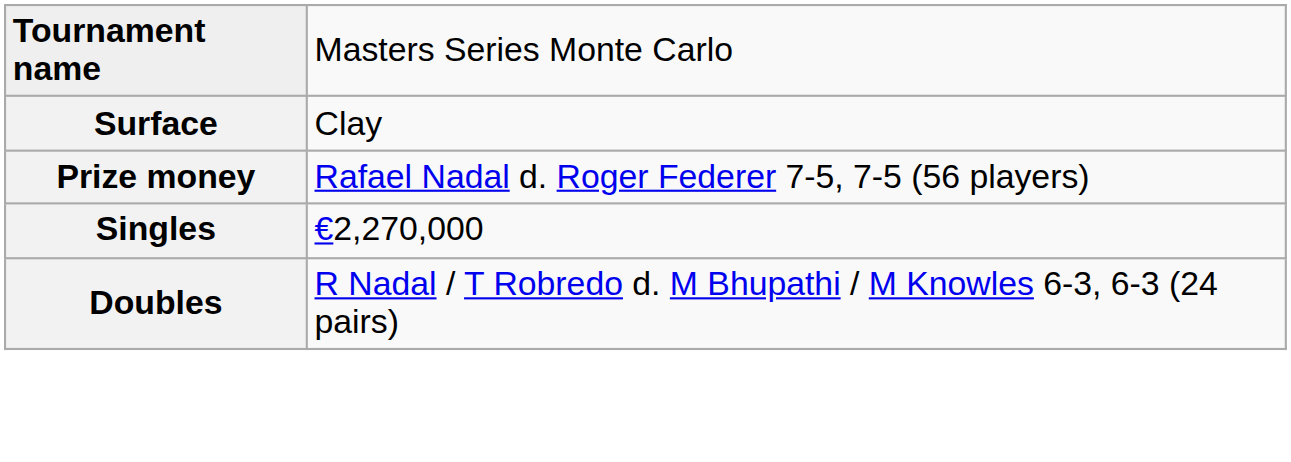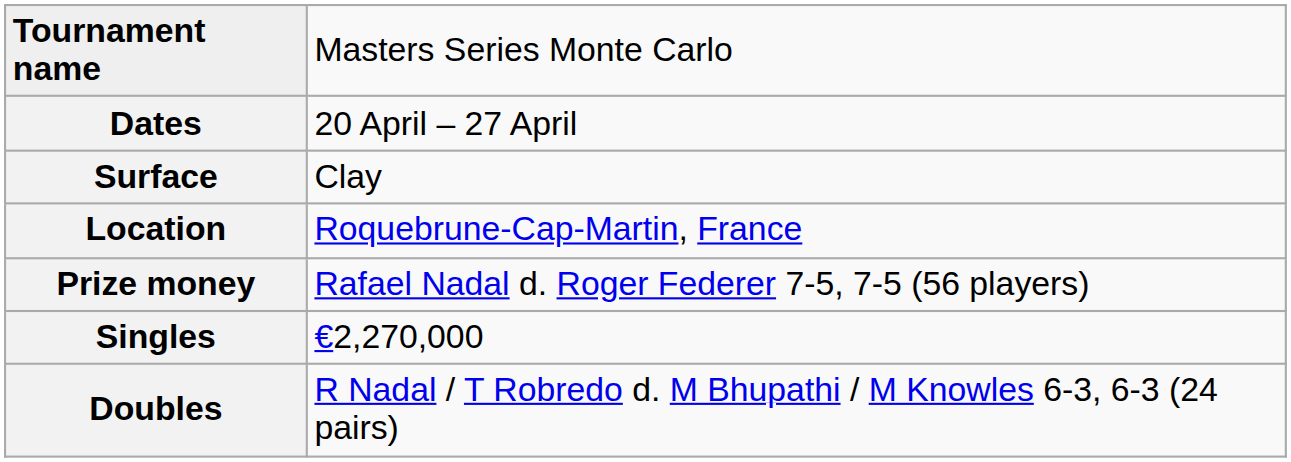+ row: (156, 122)
+ row: (156, 229)
